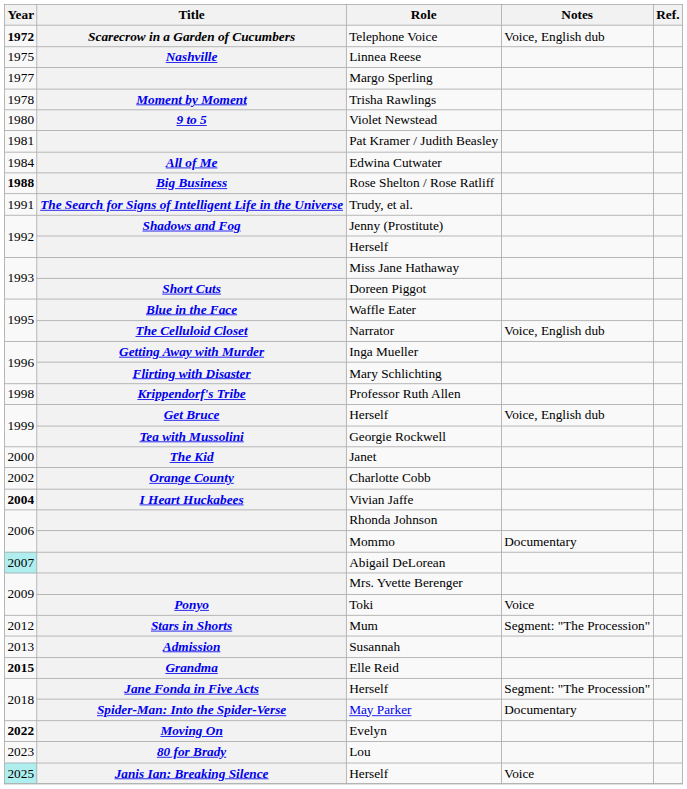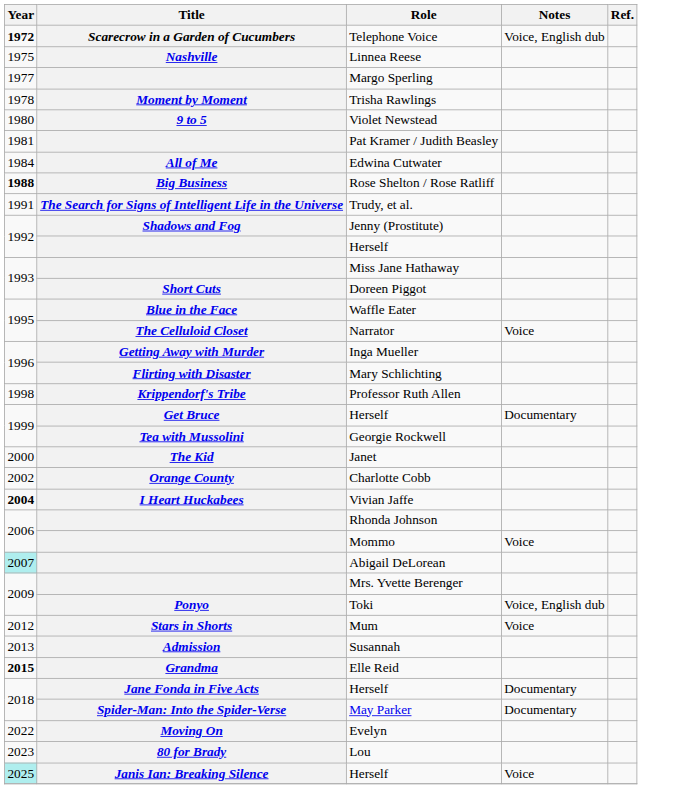(554, 330) Voice, English dub -> (519, 330) Voice
(554, 415) Voice, English dub -> (540, 415) Documentary
(540, 541) Documentary -> (519, 541) Voice
(519, 604) Voice -> (554, 604) Voice, English dub
(577, 625) Segment: "The Procession" -> (519, 625) Voice
(577, 688) Segment: "The Procession" -> (540, 688) Documentary
(21, 731) bold -> (21, 731) normal
